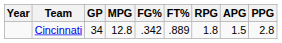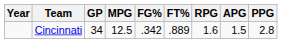(122, 30) 12.8 -> (122, 30) 12.5
(210, 30) 1.8 -> (210, 30) 1.6
